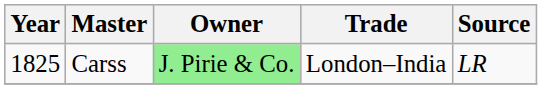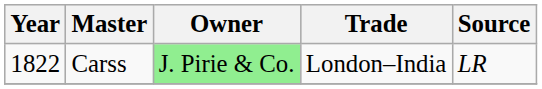(35, 63) 1825 -> (35, 63) 1822
